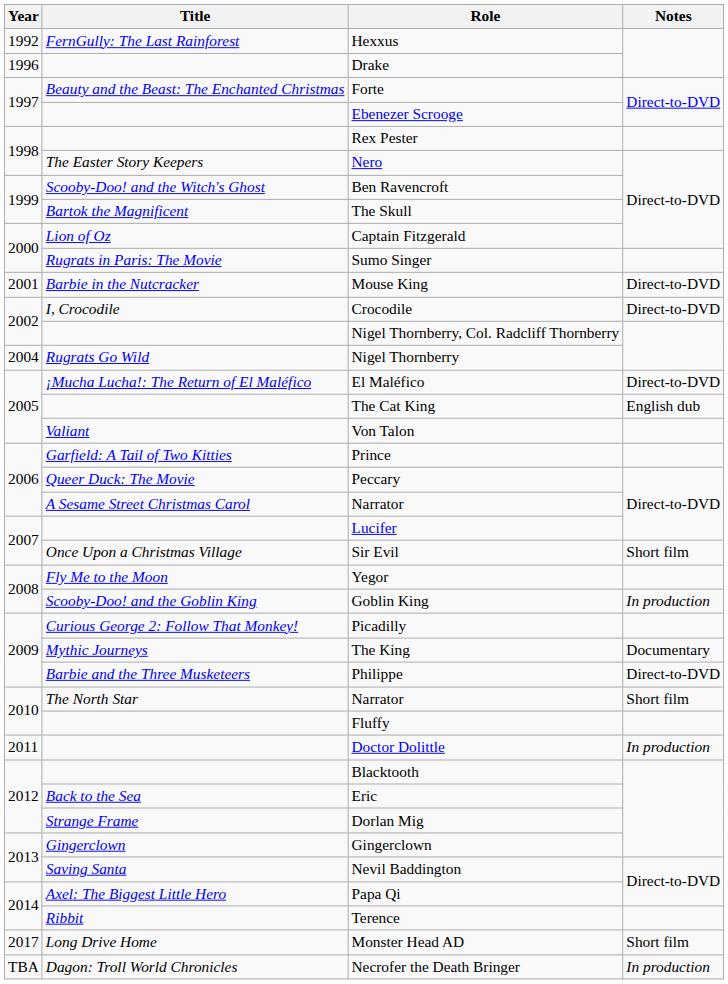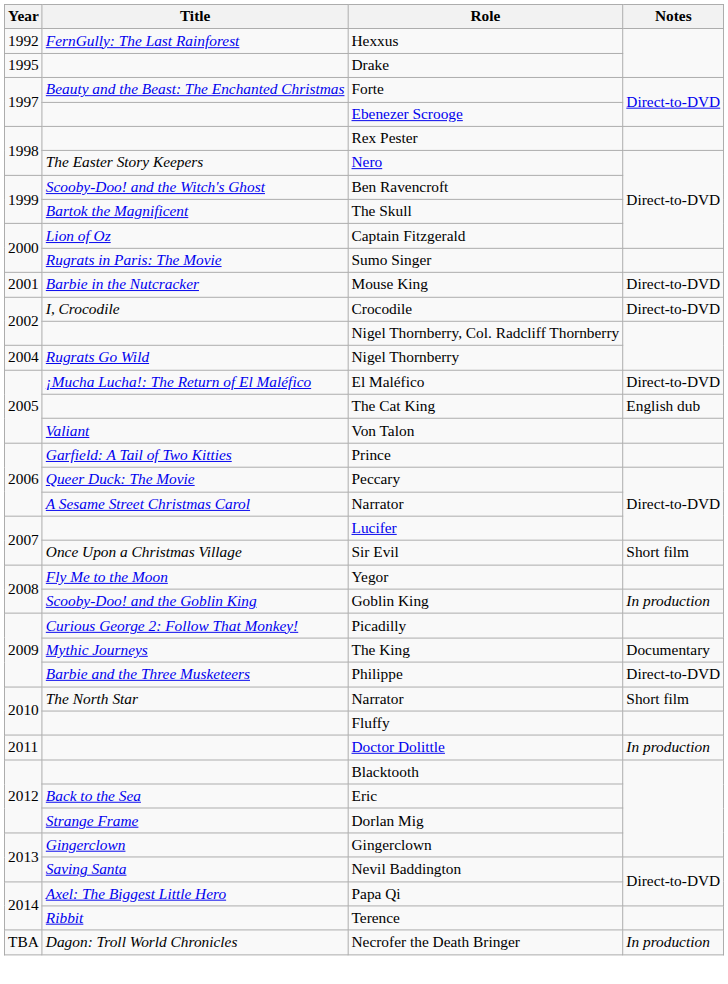(23, 65) 1996 -> (23, 65) 1995
- row: (101, 942)
